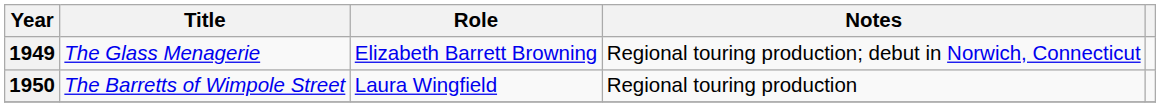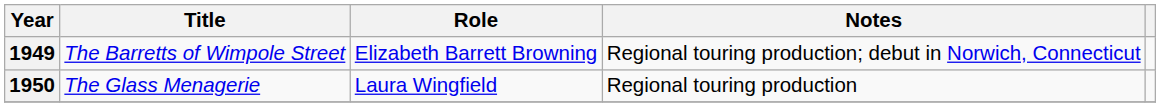(162, 53) The Glass Menagerie -> (205, 53) The Barretts of Wimpole Street
(205, 85) The Barretts of Wimpole Street -> (162, 85) The Glass Menagerie
